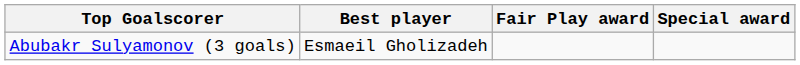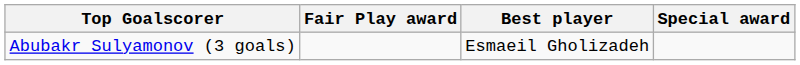columns swapped: (396, 19) <-> (573, 19)
